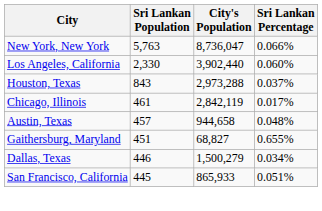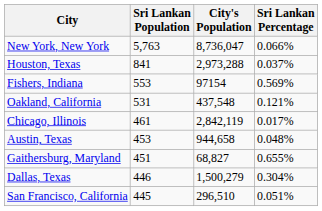- row: (63, 64)
(142, 83) 843 -> (142, 64) 841
+ row: (45, 83)
+ row: (54, 102)
(142, 121) 457 -> (142, 139) 453
(275, 158) 0.034% -> (275, 177) 0.304%
(216, 177) 865,933 -> (216, 196) 296,510
